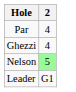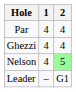+ column: (46, 12)
